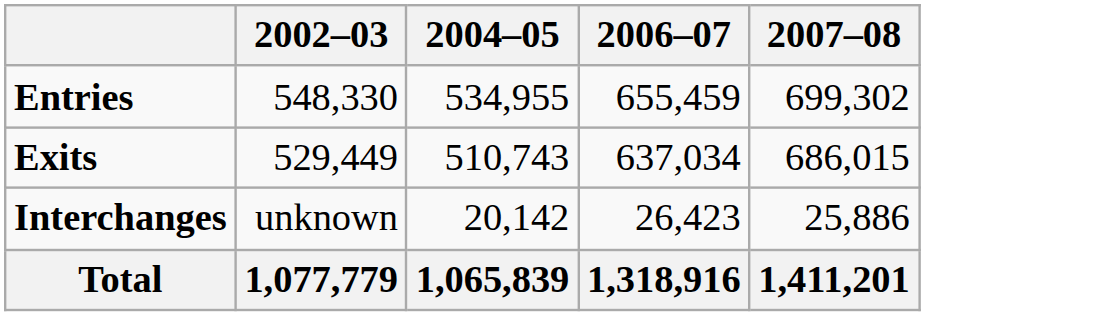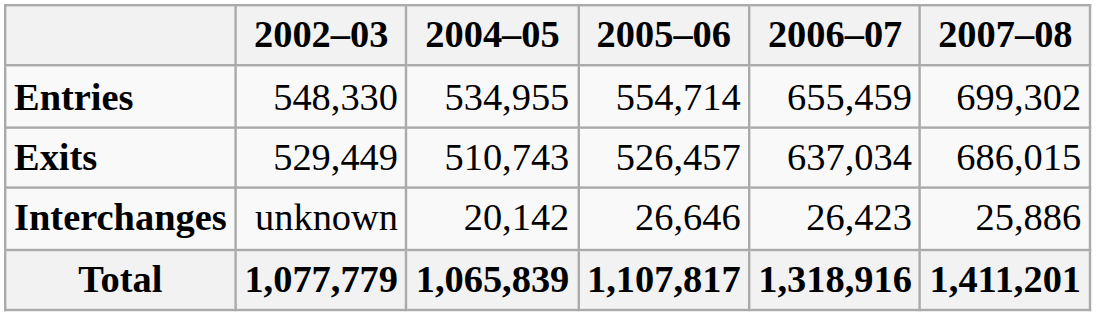+ column: (664, 34)
